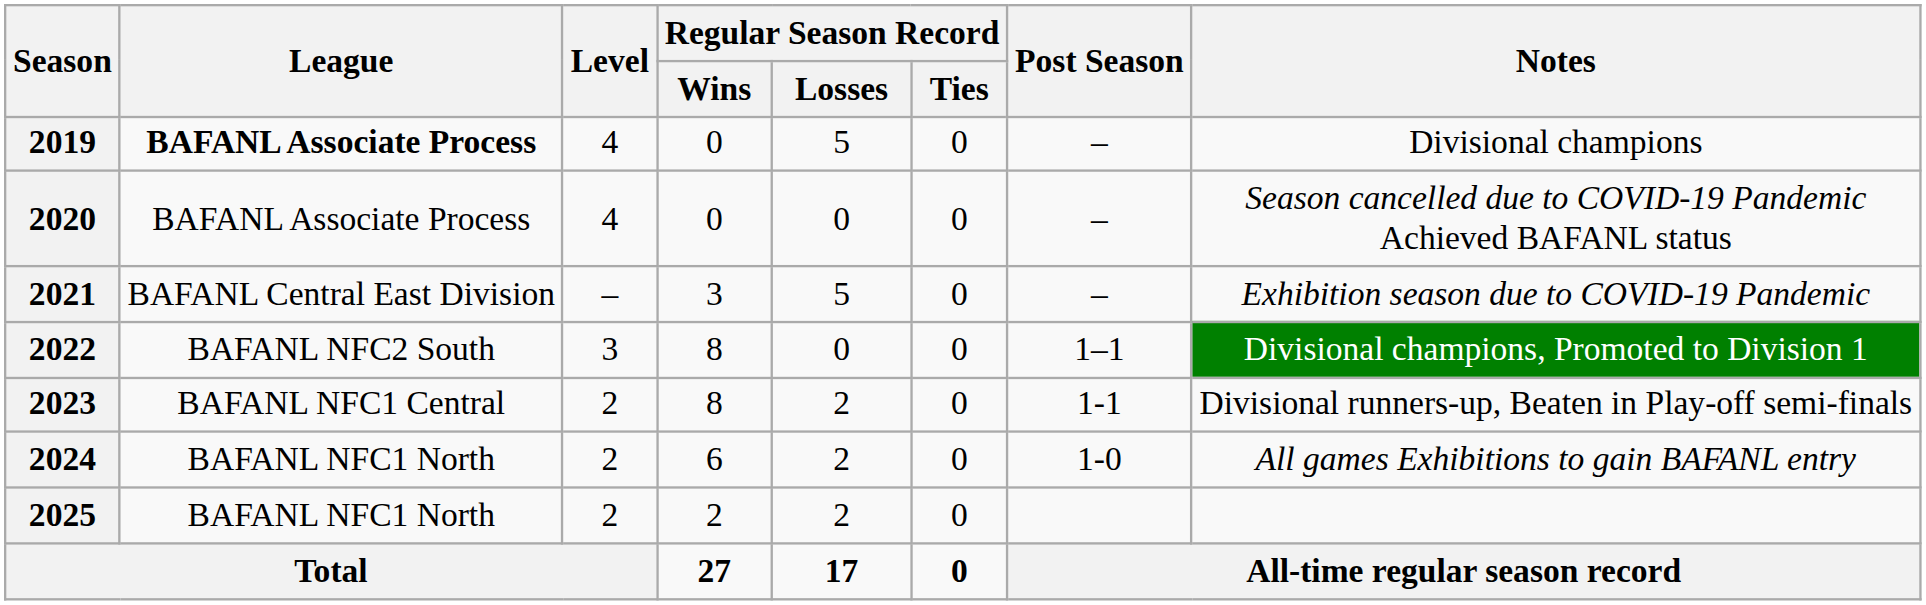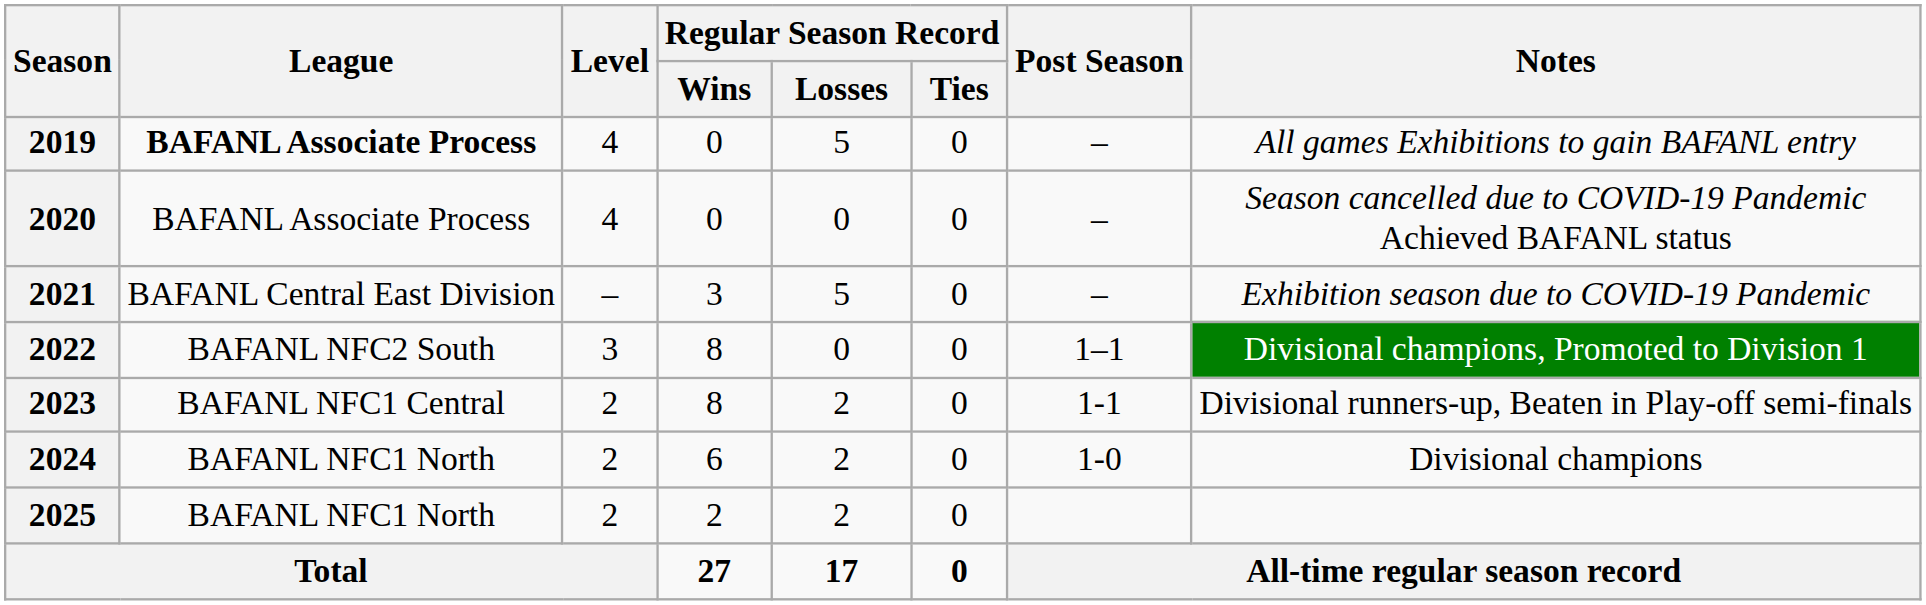(1556, 143) Divisional champions -> (1556, 143) All games Exhibitions to gain BAFANL entry
(1556, 459) All games Exhibitions to gain BAFANL entry -> (1556, 459) Divisional champions
